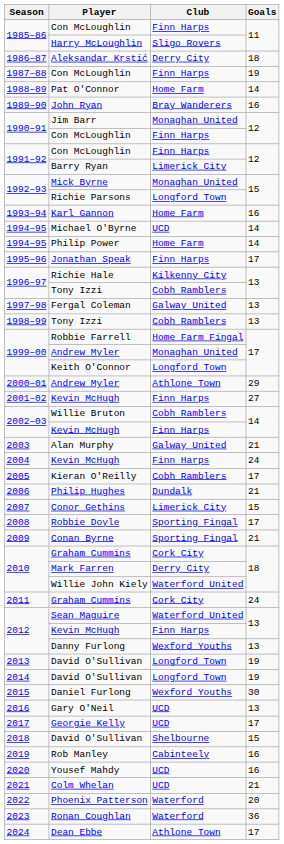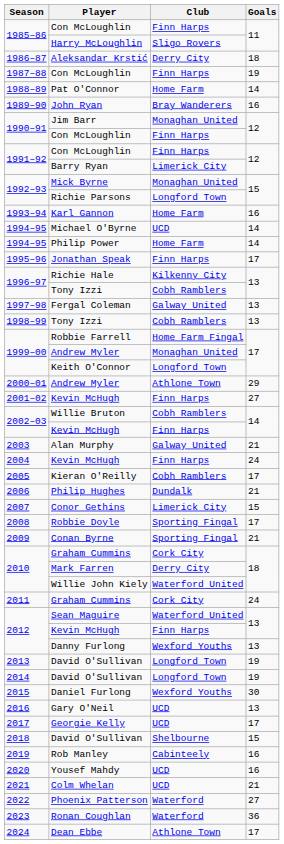(254, 801) 20 -> (254, 801) 27
